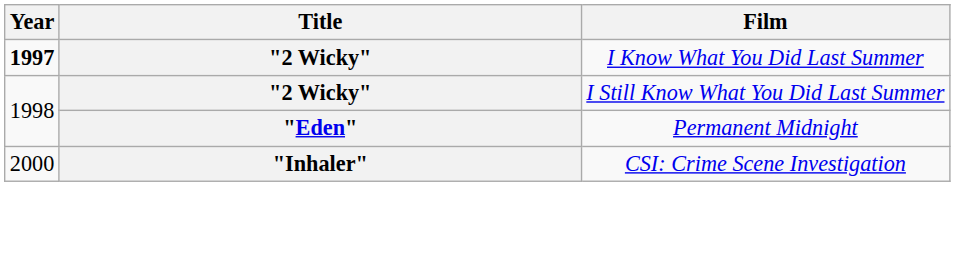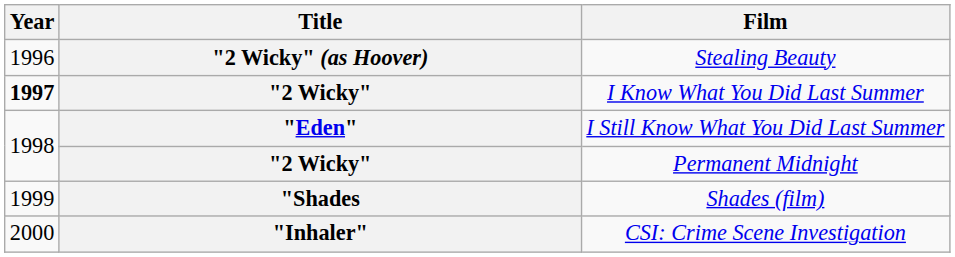+ row: (765, 57)
(320, 92) "2 Wicky" -> (320, 127) "Eden"
(320, 127) "Eden" -> (320, 163) "2 Wicky"
+ row: (765, 198)
